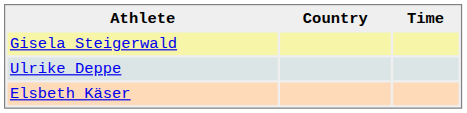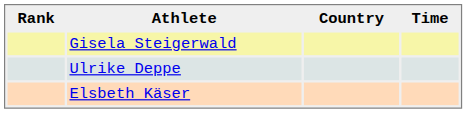+ column: (36, 19)
